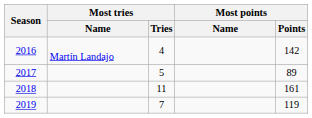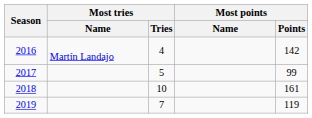(292, 72) 89 -> (292, 72) 99
(162, 89) 11 -> (162, 89) 10
